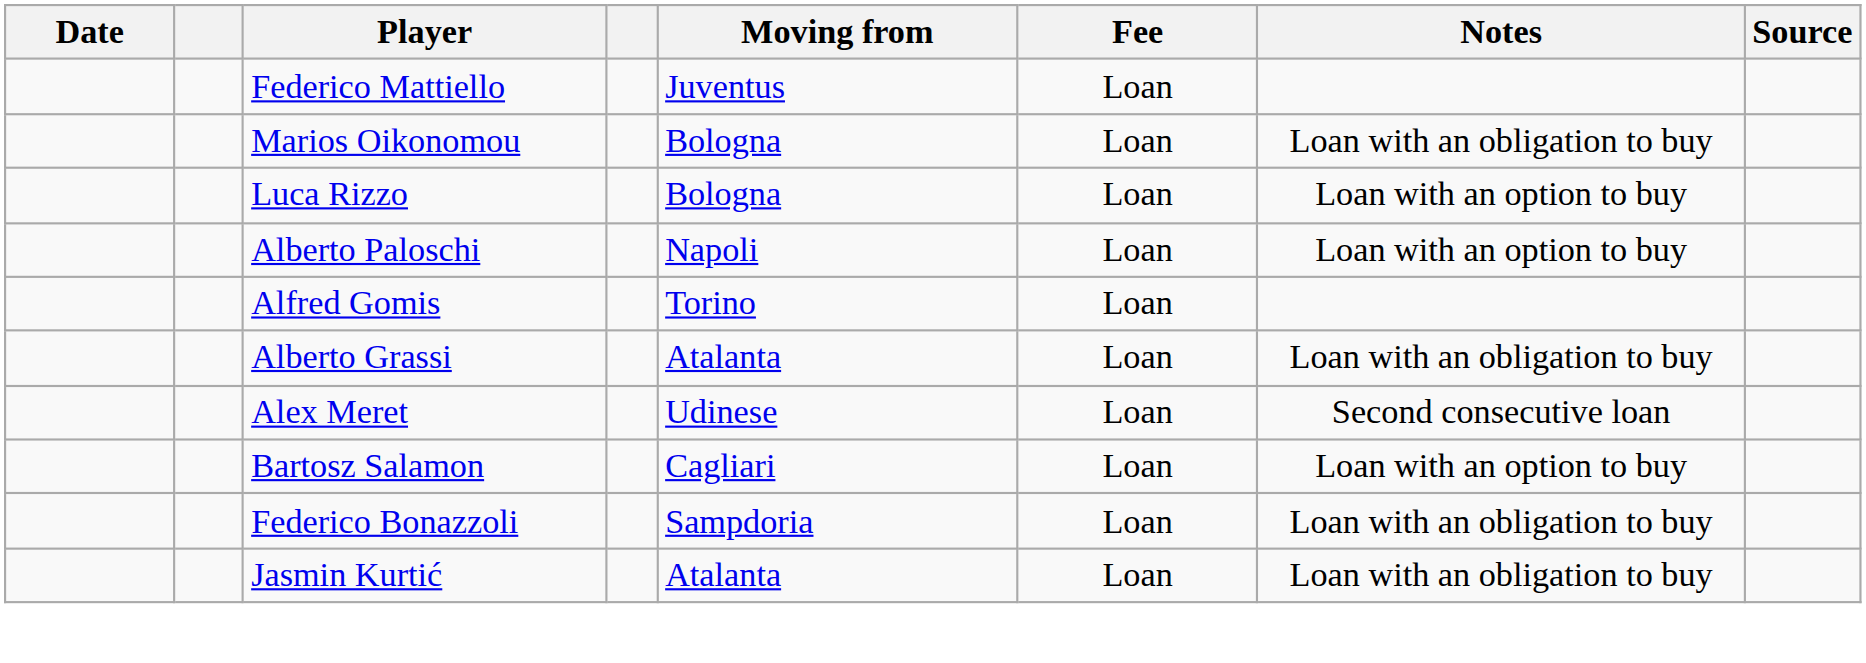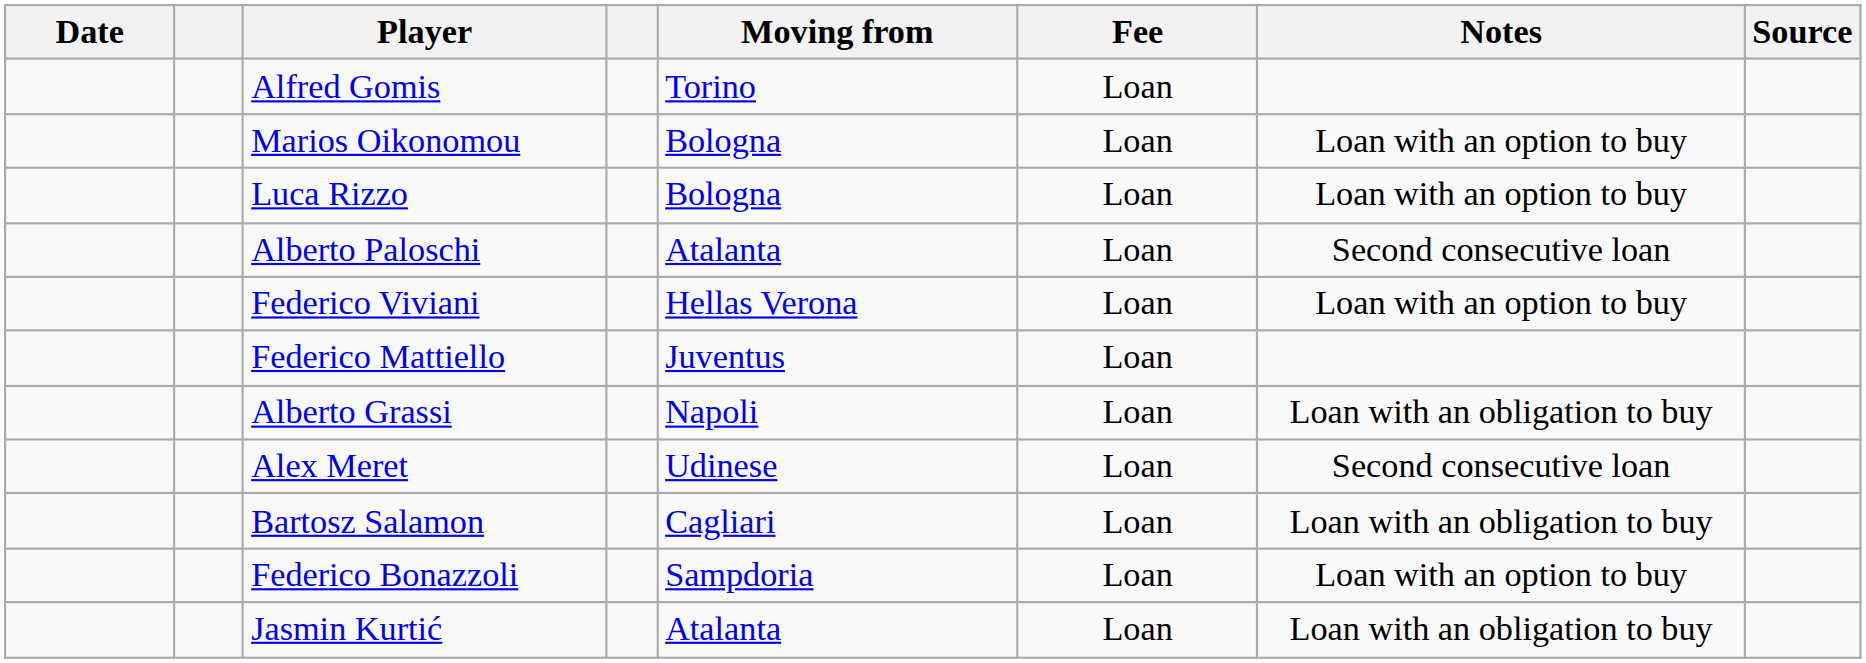rows swapped: (378, 85) <-> (346, 303)
(1501, 140) Loan with an obligation to buy -> (1501, 140) Loan with an option to buy
(712, 248) Napoli -> (723, 248) Atalanta
(1501, 248) Loan with an option to buy -> (1501, 248) Second consecutive loan
+ row: (365, 303)
(723, 357) Atalanta -> (712, 411) Napoli
(1501, 466) Loan with an option to buy -> (1501, 520) Loan with an obligation to buy
(1501, 520) Loan with an obligation to buy -> (1501, 574) Loan with an option to buy
